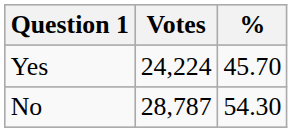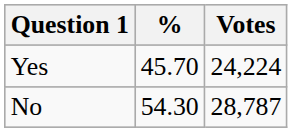columns swapped: (176, 24) <-> (252, 24)
